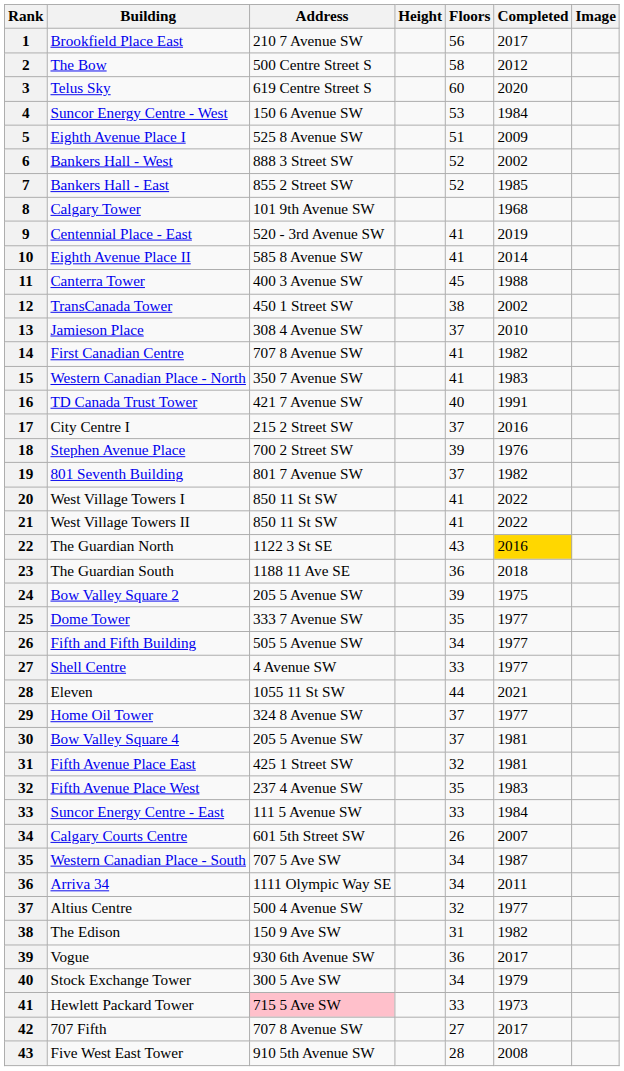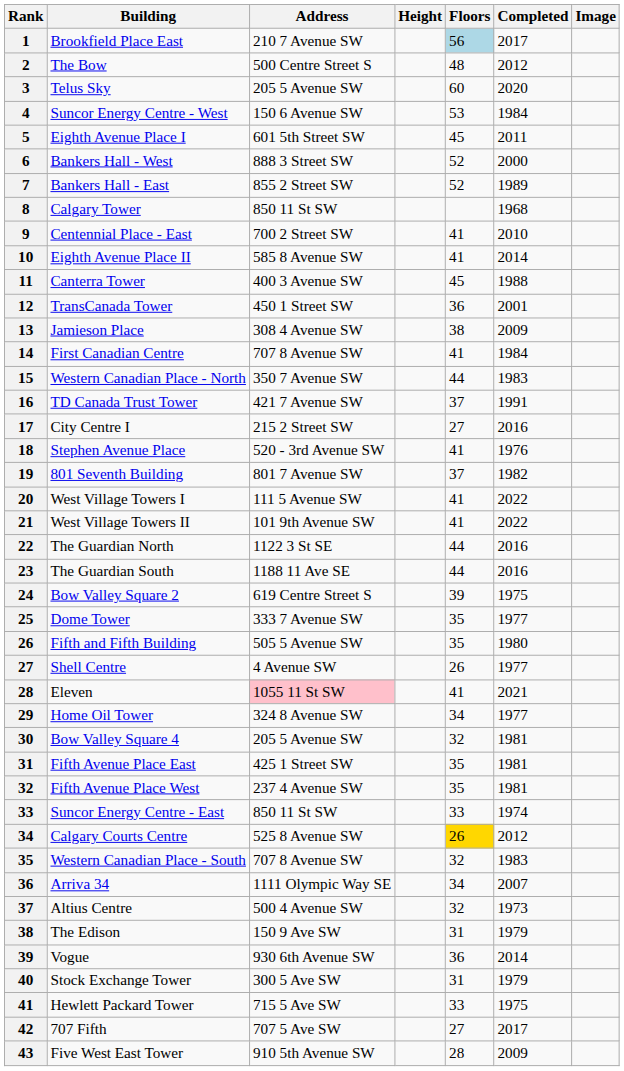(457, 40) no background -> (457, 40) lightblue background
(457, 64) 58 -> (457, 64) 48
(312, 88) 619 Centre Street S -> (308, 88) 205 5 Avenue SW
(308, 137) 525 8 Avenue SW -> (309, 137) 601 5th Street SW
(457, 137) 51 -> (457, 137) 45
(513, 137) 2009 -> (512, 137) 2011
(513, 161) 2002 -> (513, 161) 2000
(513, 185) 1985 -> (513, 185) 1989
(314, 209) 101 9th Avenue SW -> (295, 209) 850 11 St SW
(319, 233) 520 - 3rd Avenue SW -> (303, 233) 700 2 Street SW
(513, 233) 2019 -> (513, 233) 2010
(457, 305) 38 -> (457, 305) 36
(513, 305) 2002 -> (513, 305) 2001
(457, 329) 37 -> (457, 329) 38
(513, 329) 2010 -> (513, 329) 2009
(513, 354) 1982 -> (513, 354) 1984
(457, 378) 41 -> (457, 378) 44
(457, 402) 40 -> (457, 402) 37
(457, 426) 37 -> (457, 426) 27
(303, 450) 700 2 Street SW -> (319, 450) 520 - 3rd Avenue SW
(457, 450) 39 -> (457, 450) 41
(295, 498) 850 11 St SW -> (307, 498) 111 5 Avenue SW
(295, 522) 850 11 St SW -> (314, 522) 101 9th Avenue SW
(457, 546) 43 -> (457, 546) 44
(513, 546) gold background -> (513, 546) no background
(457, 570) 36 -> (457, 570) 44
(513, 570) 2018 -> (513, 570) 2016
(308, 595) 205 5 Avenue SW -> (312, 595) 619 Centre Street S
(457, 643) 34 -> (457, 643) 35
(513, 643) 1977 -> (513, 643) 1980
(457, 667) 33 -> (457, 667) 26
(299, 691) no background -> (299, 691) pink background
(457, 691) 44 -> (457, 691) 41
(457, 715) 37 -> (457, 715) 34
(457, 739) 37 -> (457, 739) 32
(457, 763) 32 -> (457, 763) 35
(513, 787) 1983 -> (513, 787) 1981
(307, 812) 111 5 Avenue SW -> (295, 812) 850 11 St SW
(513, 812) 1984 -> (513, 812) 1974
(309, 836) 601 5th Street SW -> (308, 836) 525 8 Avenue SW
(457, 836) no background -> (457, 836) gold background
(513, 836) 2007 -> (513, 836) 2012
(297, 860) 707 5 Ave SW -> (308, 860) 707 8 Avenue SW
(457, 860) 34 -> (457, 860) 32
(513, 860) 1987 -> (513, 860) 1983
(512, 884) 2011 -> (513, 884) 2007
(513, 908) 1977 -> (513, 908) 1973
(513, 932) 1982 -> (513, 932) 1979
(513, 956) 2017 -> (513, 956) 2014
(457, 980) 34 -> (457, 980) 31
(297, 1004) pink background -> (297, 1004) no background
(513, 1004) 1973 -> (513, 1004) 1975
(308, 1029) 707 8 Avenue SW -> (297, 1029) 707 5 Ave SW
(513, 1053) 2008 -> (513, 1053) 2009
